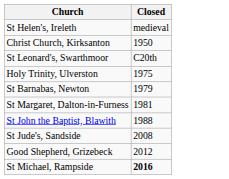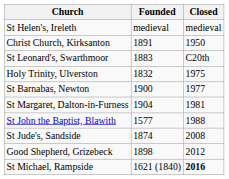+ column: (157, 12)
(143, 89) 1979 -> (195, 89) 1977
